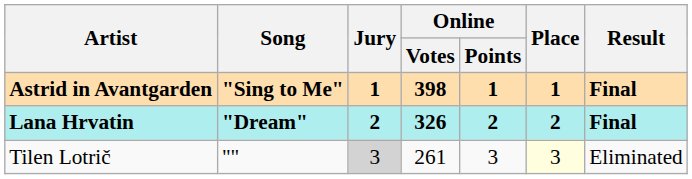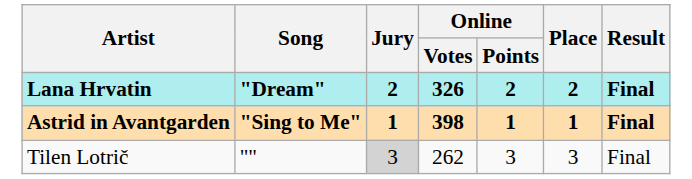rows swapped: (72, 122) <-> (111, 88)
(430, 156) 261 -> (448, 156) 262
(555, 156) lightyellow background -> (573, 156) no background
(636, 156) Eliminated -> (629, 156) Final
